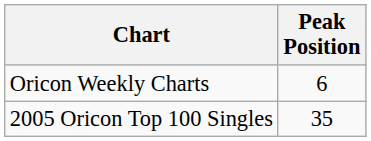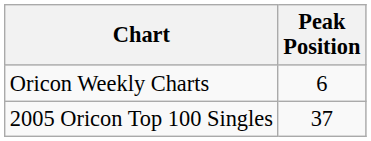(322, 118) 35 -> (322, 118) 37
